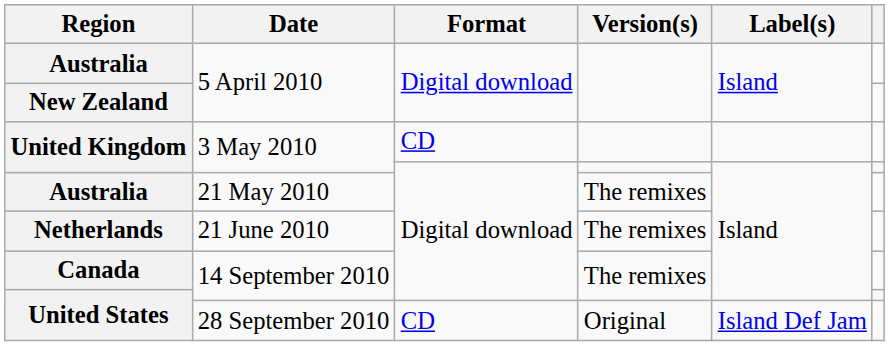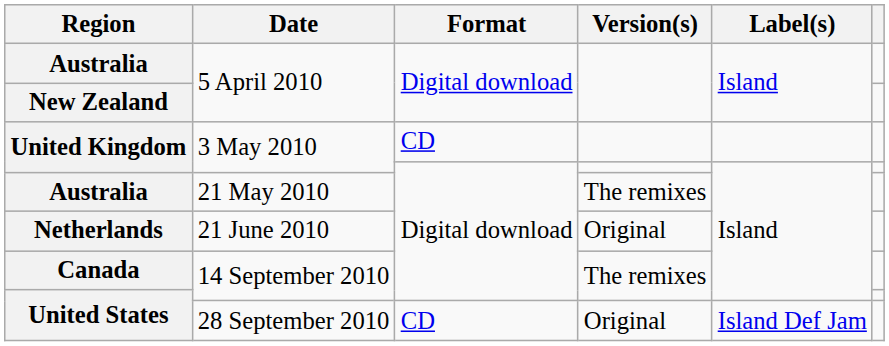(645, 230) The remixes -> (625, 230) Original
